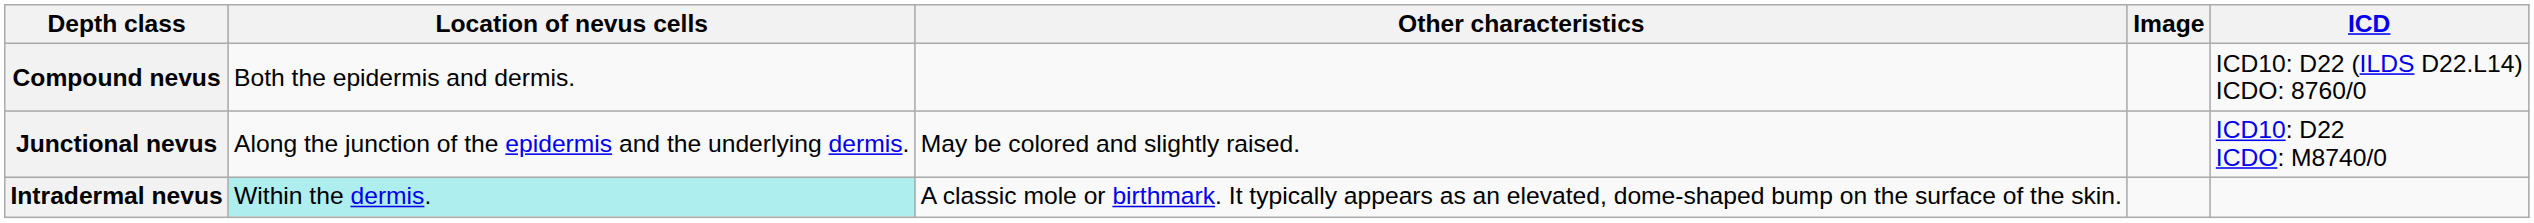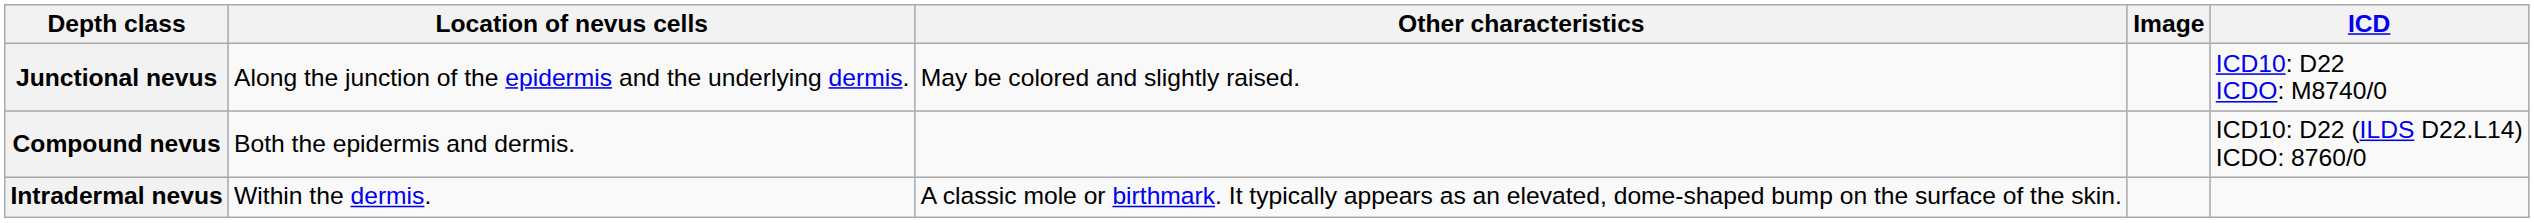rows swapped: (117, 143) <-> (117, 76)
(333, 196) paleturquoise background -> (333, 196) no background
